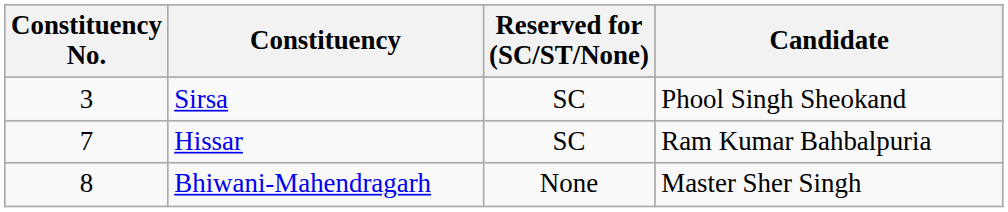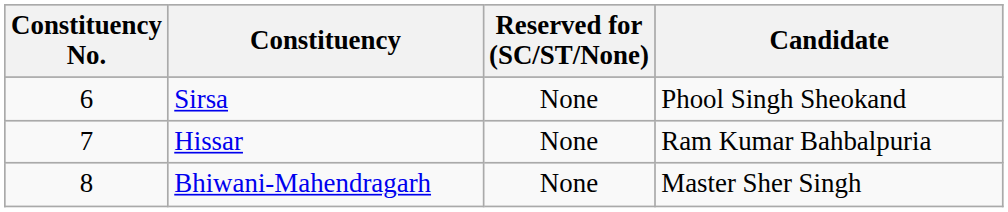(86, 98) 3 -> (86, 98) 6
(569, 98) SC -> (569, 98) None
(569, 141) SC -> (569, 141) None
